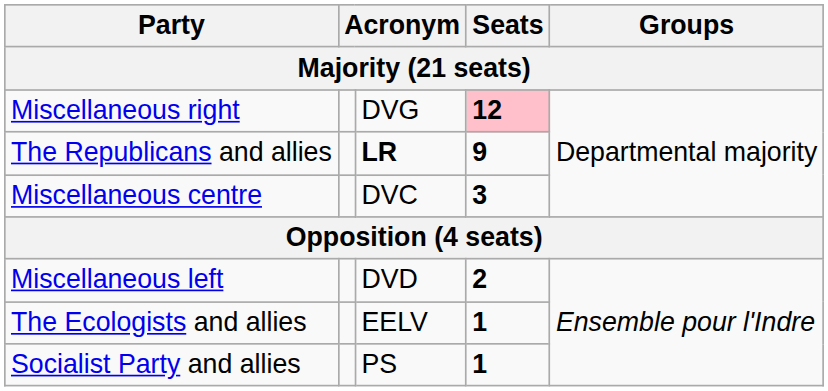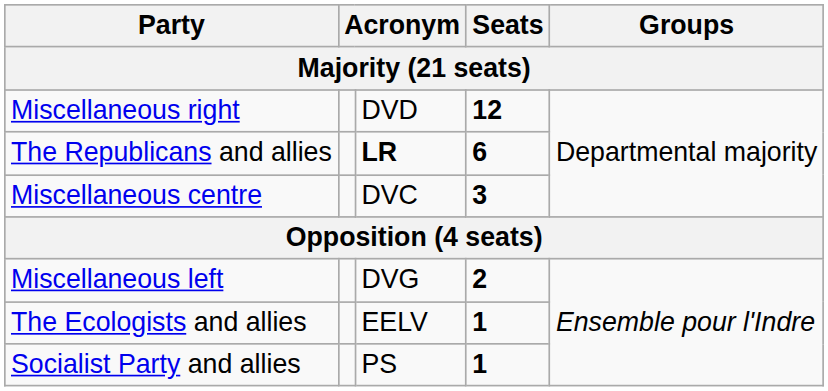(390, 110) DVG -> (390, 110) DVD
(487, 110) pink background -> (487, 110) no background
(480, 152) 9 -> (480, 152) 6
(390, 279) DVD -> (390, 279) DVG
